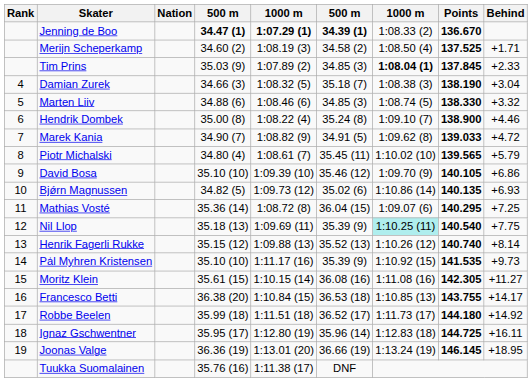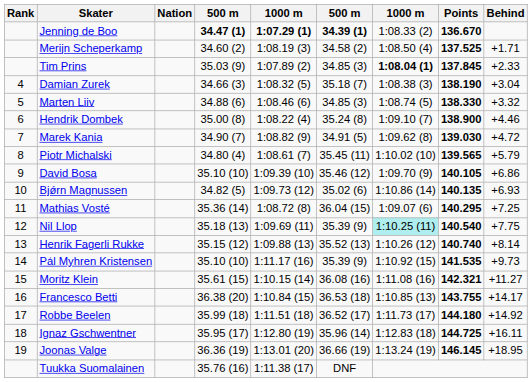(461, 137) 139.033 -> (461, 137) 139.030
(461, 279) 142.305 -> (461, 279) 142.321
